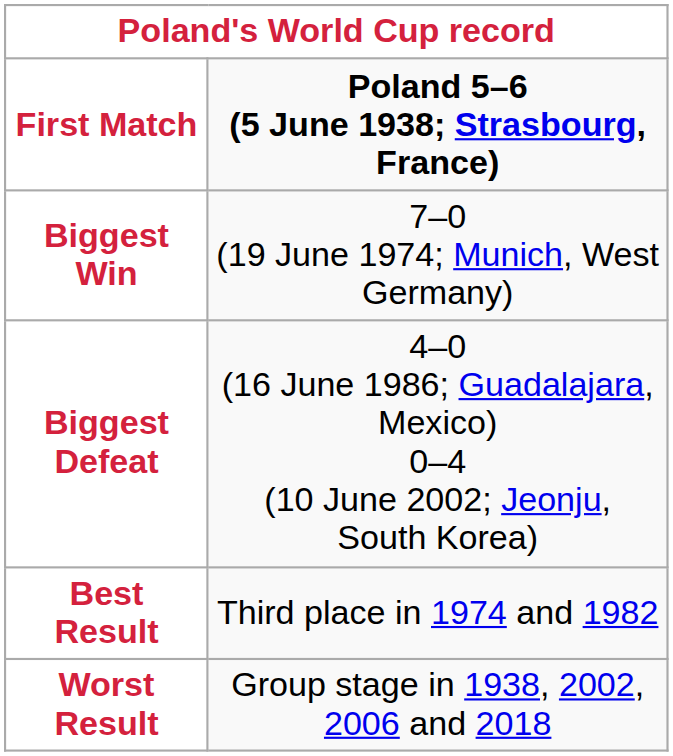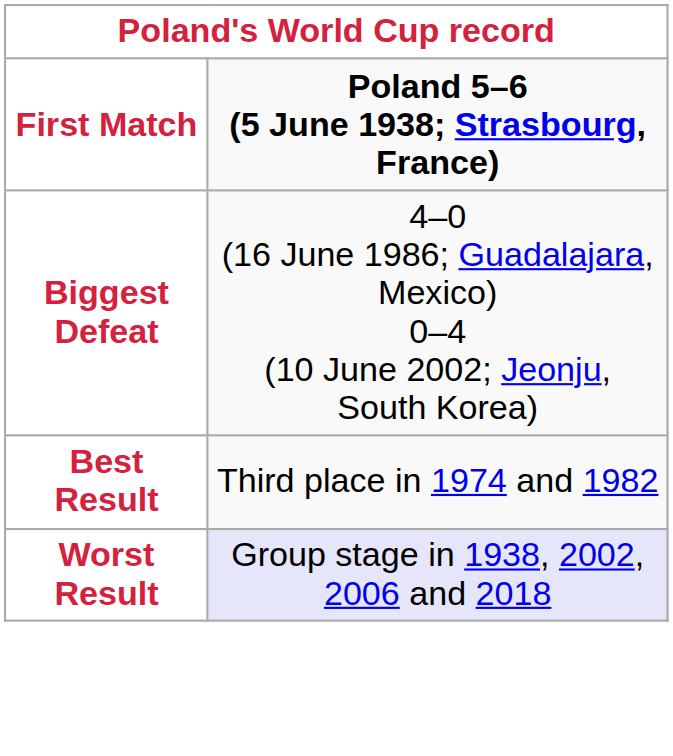- row: (106, 254)
(438, 704) no background -> (438, 573) lavender background
